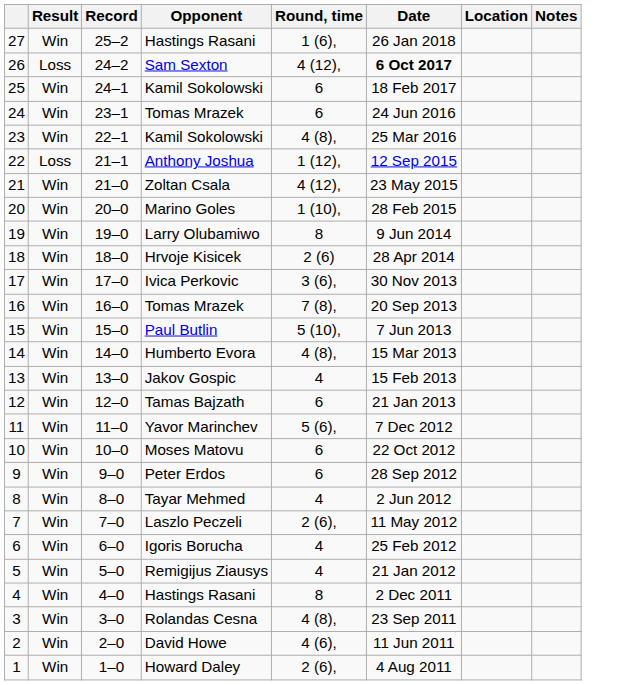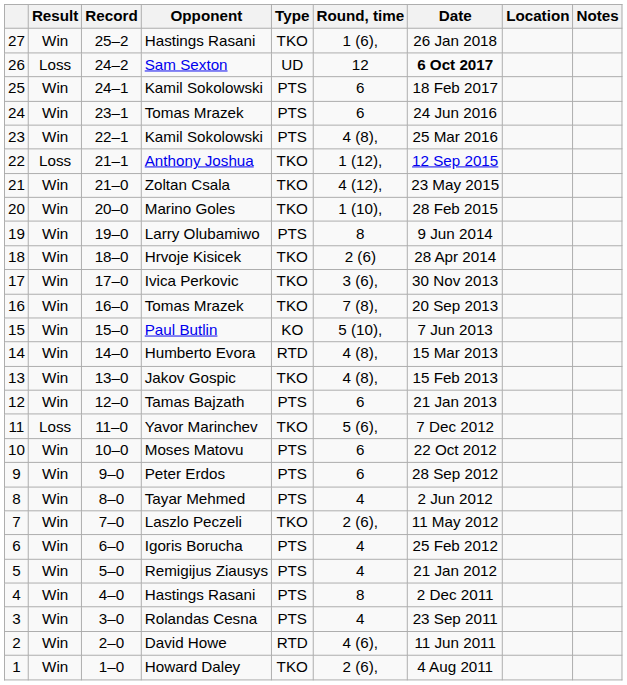+ column: (292, 16)
(319, 64) 4 (12), -> (360, 64) 12
(319, 378) 4 -> (360, 378) 4 (8),
(55, 426) Win -> (55, 426) Loss
(319, 619) 4 (8), -> (360, 619) 4
